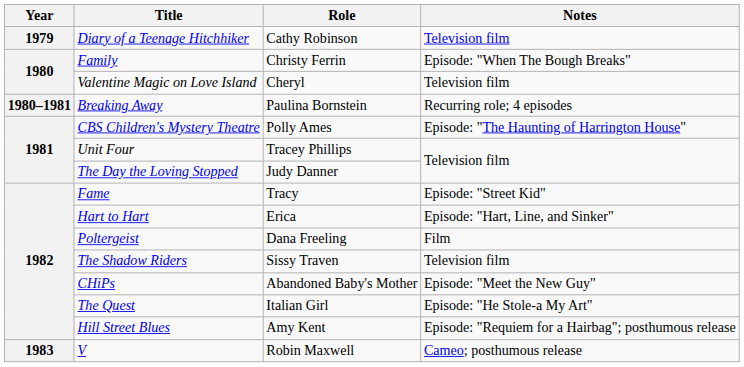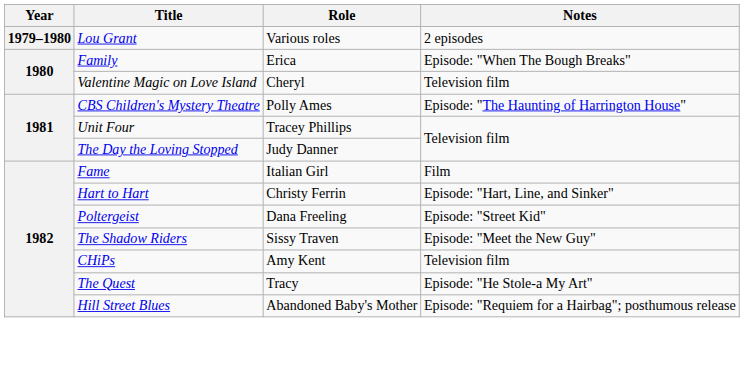- row: (163, 37)
+ row: (107, 37)
(306, 60) Christy Ferrin -> (281, 60) Erica
- row: (120, 104)
(282, 194) Tracy -> (297, 171) Italian Girl
(485, 194) Episode: "Street Kid" -> (437, 171) Film
(281, 216) Erica -> (306, 194) Christy Ferrin
(437, 238) Film -> (485, 216) Episode: "Street Kid"
(467, 261) Television film -> (510, 238) Episode: "Meet the New Guy"
(342, 283) Abandoned Baby's Mother -> (296, 261) Amy Kent
(510, 283) Episode: "Meet the New Guy" -> (467, 261) Television film
(297, 305) Italian Girl -> (282, 283) Tracy
(296, 328) Amy Kent -> (342, 305) Abandoned Baby's Mother
- row: (82, 350)
